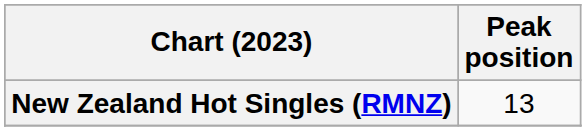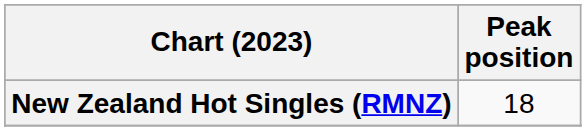(519, 102) 13 -> (519, 102) 18
